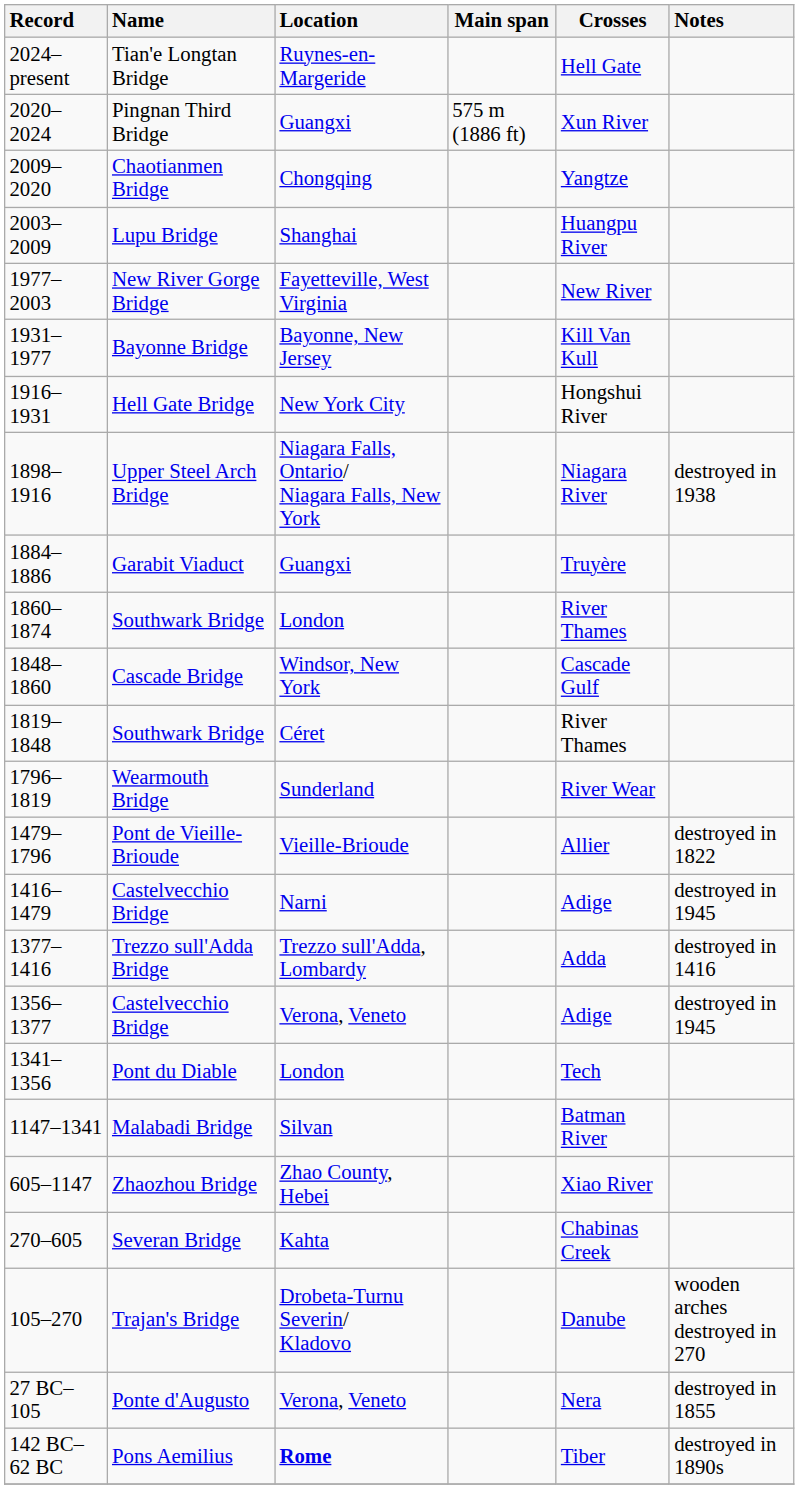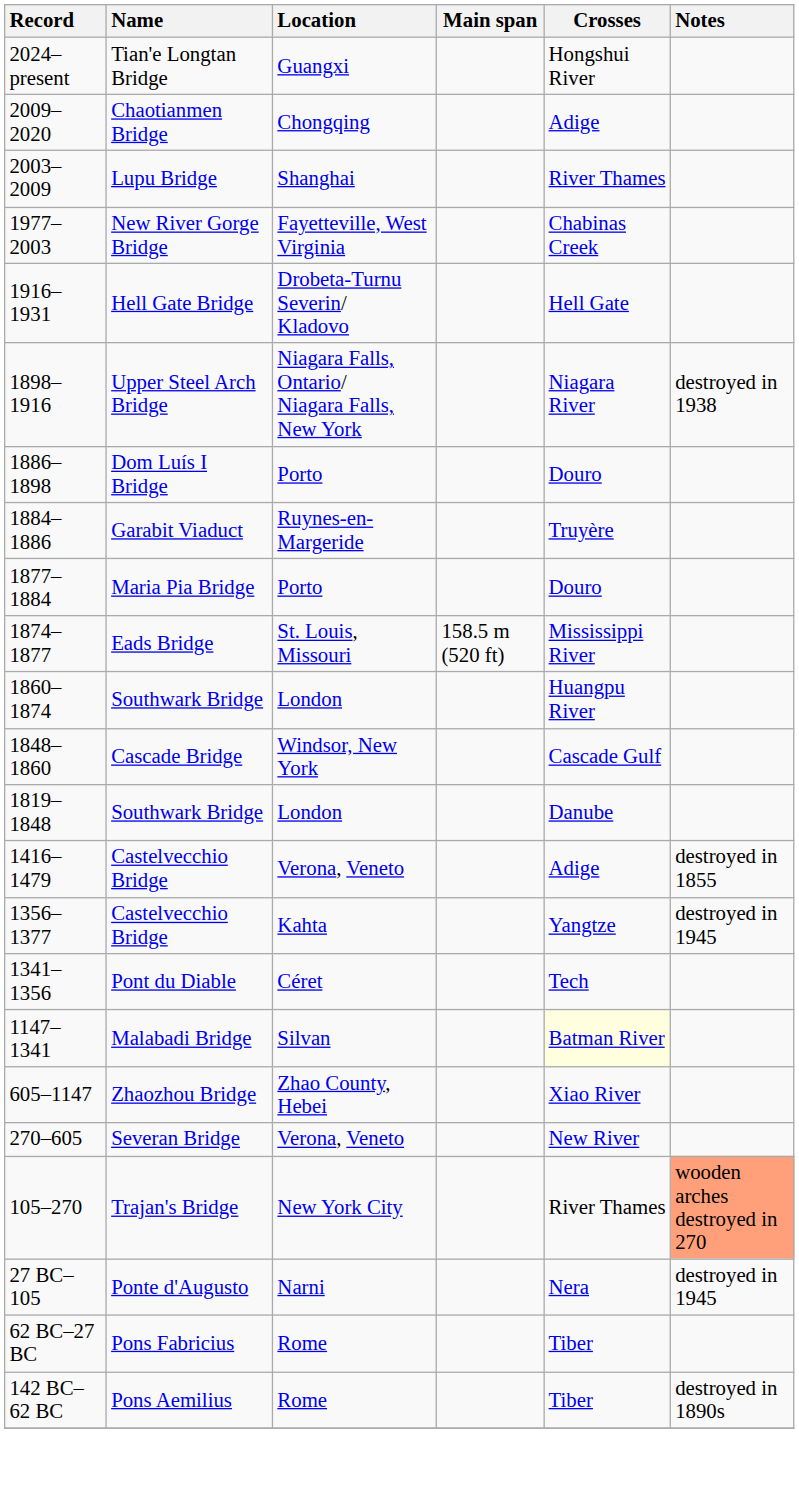(327, 65) Ruynes-en-Margeride -> (313, 65) Guangxi
(601, 65) Hell Gate -> (589, 65) Hongshui River
- row: (35, 122)
(594, 178) Yangtze -> (574, 122) Adige
(599, 234) Huangpu River -> (607, 178) River Thames
(606, 291) New River -> (587, 234) Chabinas Creek
- row: (35, 347)
(342, 404) New York City -> (339, 302) Drobeta-Turnu Severin/ Kladovo
(601, 404) Hongshui River -> (589, 302) Hell Gate
+ row: (35, 474)
(315, 563) Guangxi -> (325, 530) Ruynes-en-Margeride
+ row: (35, 586)
+ row: (35, 643)
(594, 619) River Thames -> (587, 699) Huangpu River
(302, 732) Céret -> (310, 812) London
(594, 732) River Thames -> (581, 812) Danube
- row: (35, 789)
- row: (35, 845)
(303, 901) Narni -> (341, 868) Verona, Veneto
(725, 901) destroyed in 1945 -> (726, 868) destroyed in 1855
- row: (35, 958)
(343, 1014) Verona, Veneto -> (302, 925) Kahta
(586, 1014) Adige -> (582, 925) Yangtze
(312, 1071) London -> (300, 981) Céret
(593, 1127) no background -> (607, 1038) lightyellow background
(304, 1240) Kahta -> (341, 1139) Verona, Veneto
(600, 1240) Chabinas Creek -> (594, 1139) New River
(341, 1320) Drobeta-Turnu Severin/ Kladovo -> (340, 1207) New York City
(593, 1320) Danube -> (607, 1207) River Thames
(725, 1320) no background -> (726, 1207) lightsalmon background
(343, 1399) Verona, Veneto -> (301, 1287) Narni
(725, 1399) destroyed in 1855 -> (726, 1287) destroyed in 1945
+ row: (52, 1343)
(305, 1456) bold -> (302, 1399) normal
